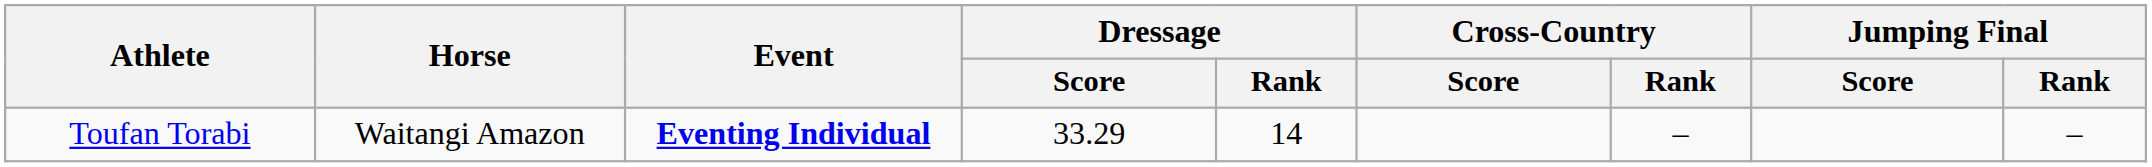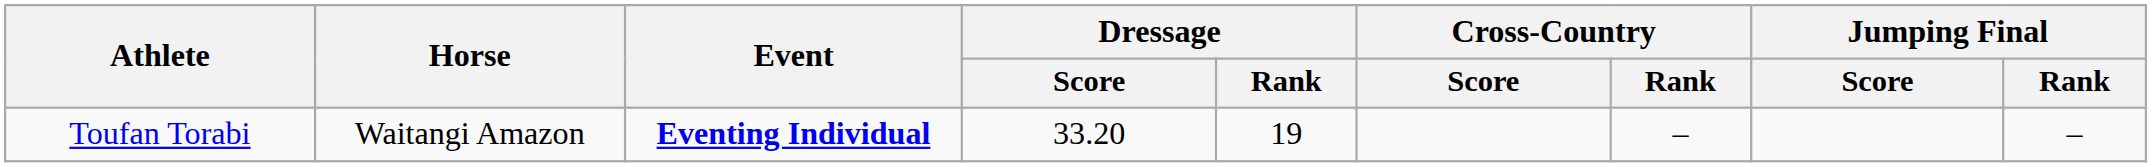(1089, 134) 33.29 -> (1089, 134) 33.20
(1286, 134) 14 -> (1286, 134) 19
